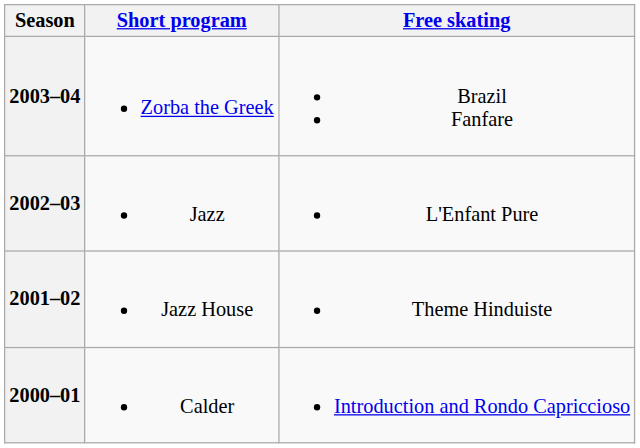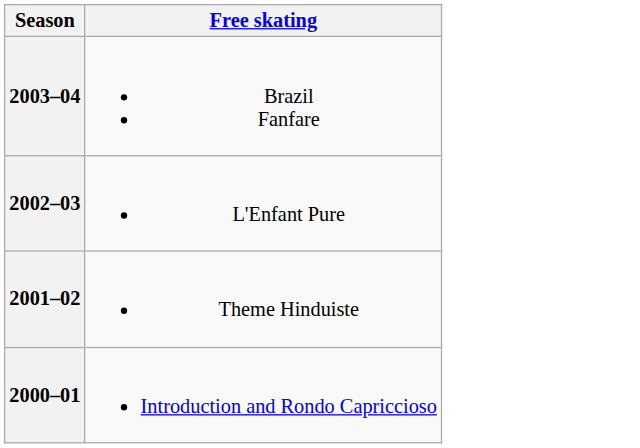- column: (182, 20)
